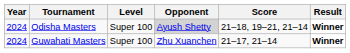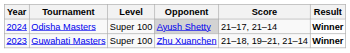(264, 27) 21–18, 19–21, 21–14 -> (249, 27) 21–17, 21–14
(17, 41) 2024 -> (17, 41) 2023
(249, 41) 21–17, 21–14 -> (264, 41) 21–18, 19–21, 21–14
